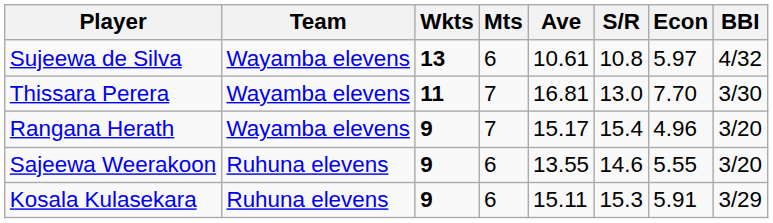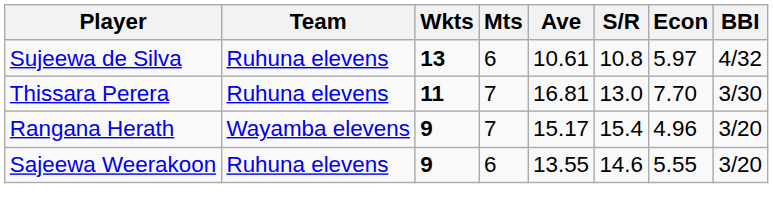(318, 57) Wayamba elevens -> (307, 57) Ruhuna elevens
(318, 93) Wayamba elevens -> (307, 93) Ruhuna elevens
- row: (103, 199)
